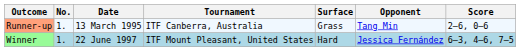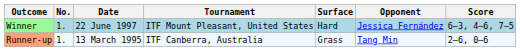rows swapped: (29, 25) <-> (22, 39)
